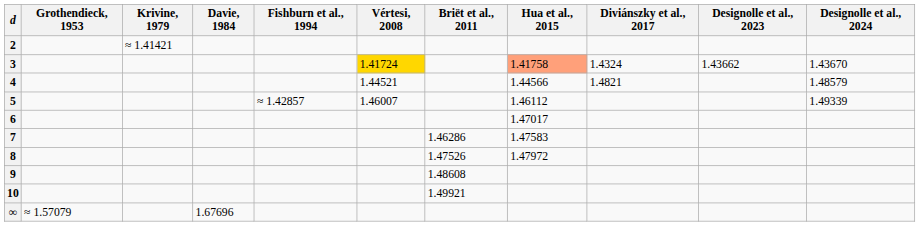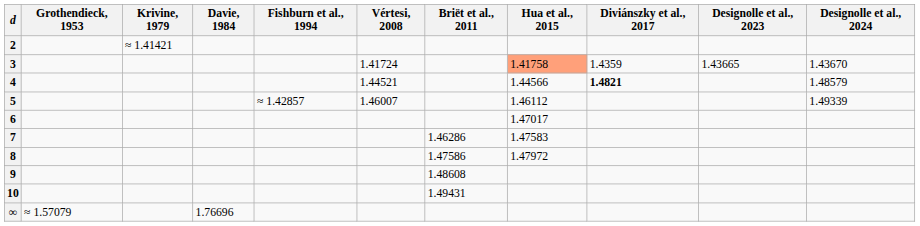(379, 63) gold background -> (379, 63) no background
(606, 63) 1.4324 -> (606, 63) 1.4359
(720, 63) 1.43662 -> (720, 63) 1.43665
(606, 82) normal -> (606, 82) bold
(447, 156) 1.47526 -> (447, 156) 1.47586
(447, 193) 1.49921 -> (447, 193) 1.49431
(215, 212) 1.67696 -> (215, 212) 1.76696
